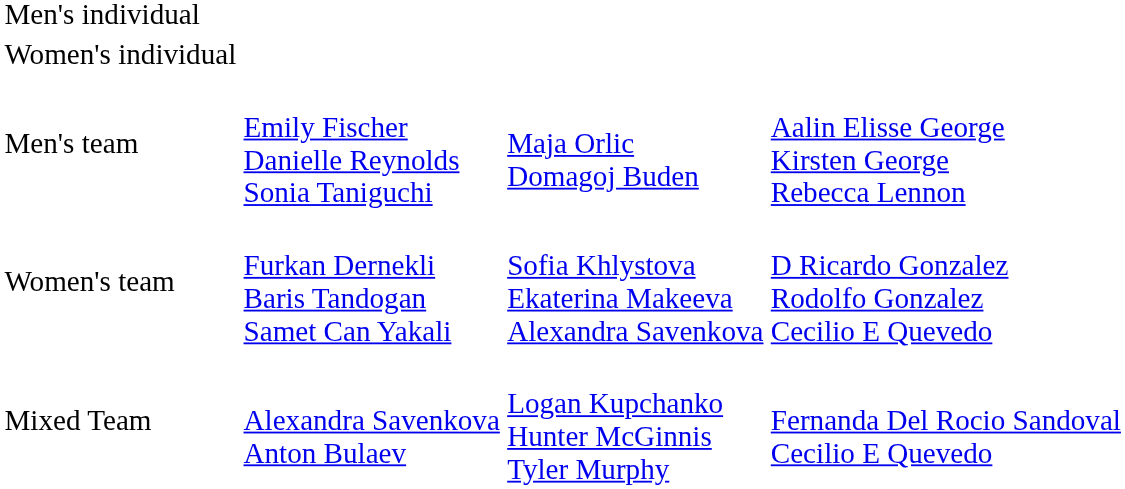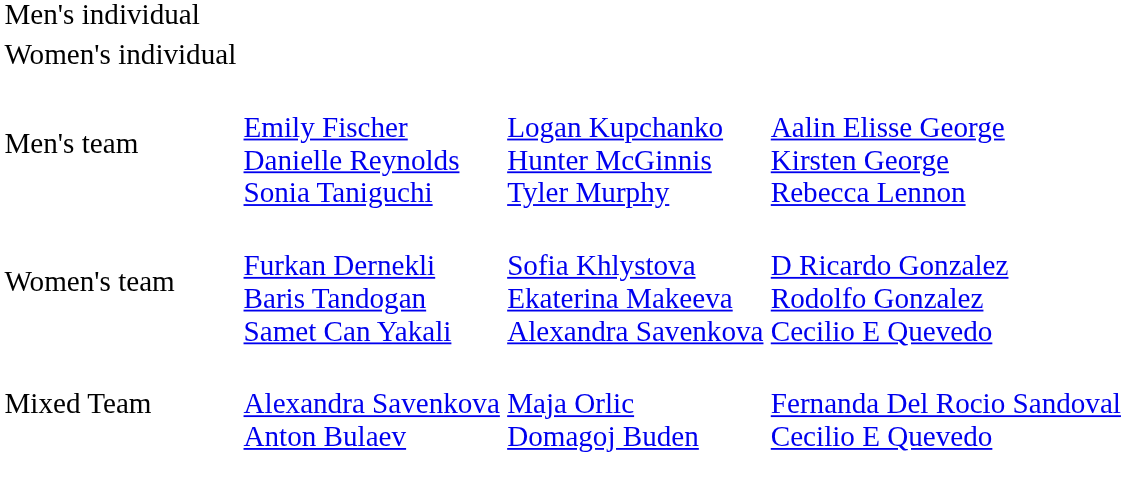(603, 160) Maja Orlic Domagoj Buden -> (615, 160) Logan Kupchanko Hunter McGinnis Tyler Murphy
(615, 436) Logan Kupchanko Hunter McGinnis Tyler Murphy -> (603, 420) Maja Orlic Domagoj Buden
